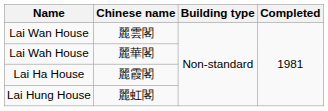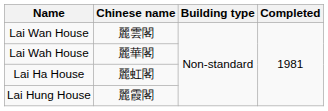(136, 74) 麗霞閣 -> (136, 74) 麗虹閣
(136, 95) 麗虹閣 -> (136, 95) 麗霞閣
